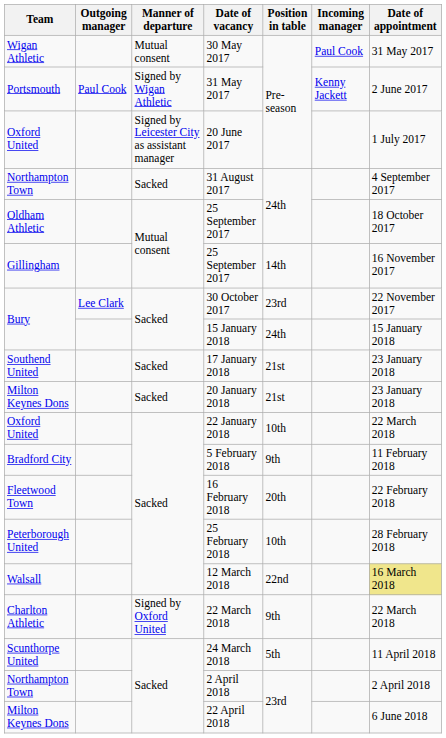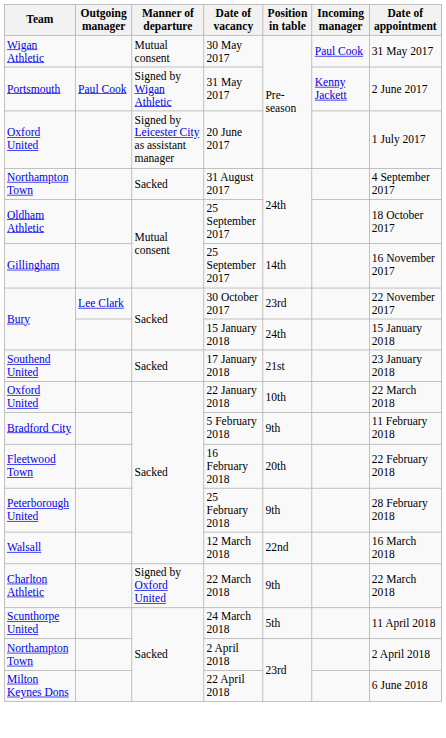- row: (38, 397)
(276, 541) 10th -> (273, 510) 9th
(394, 579) khaki background -> (394, 548) no background
